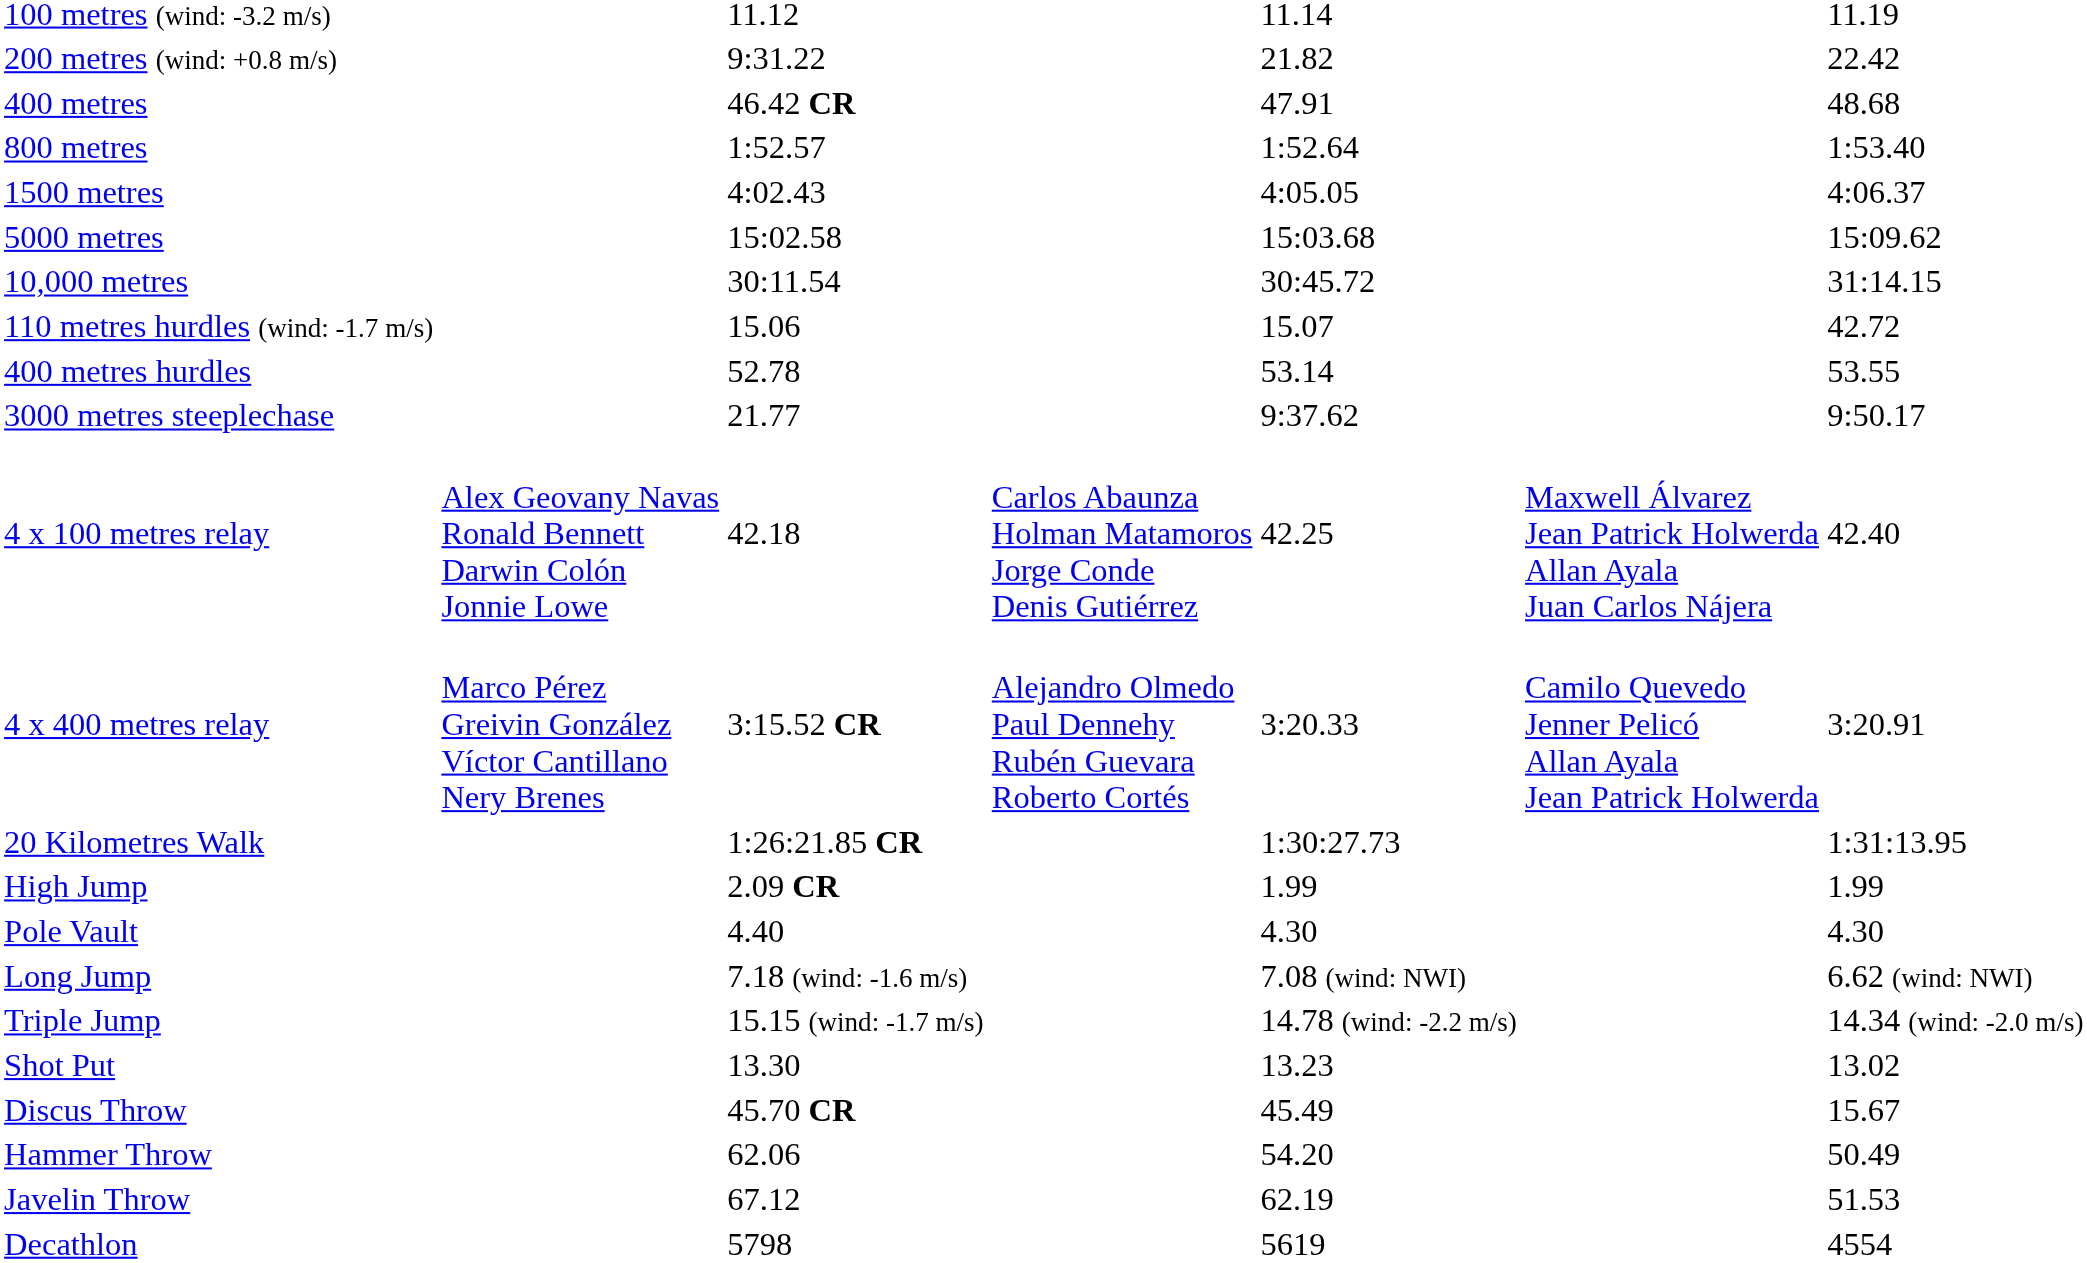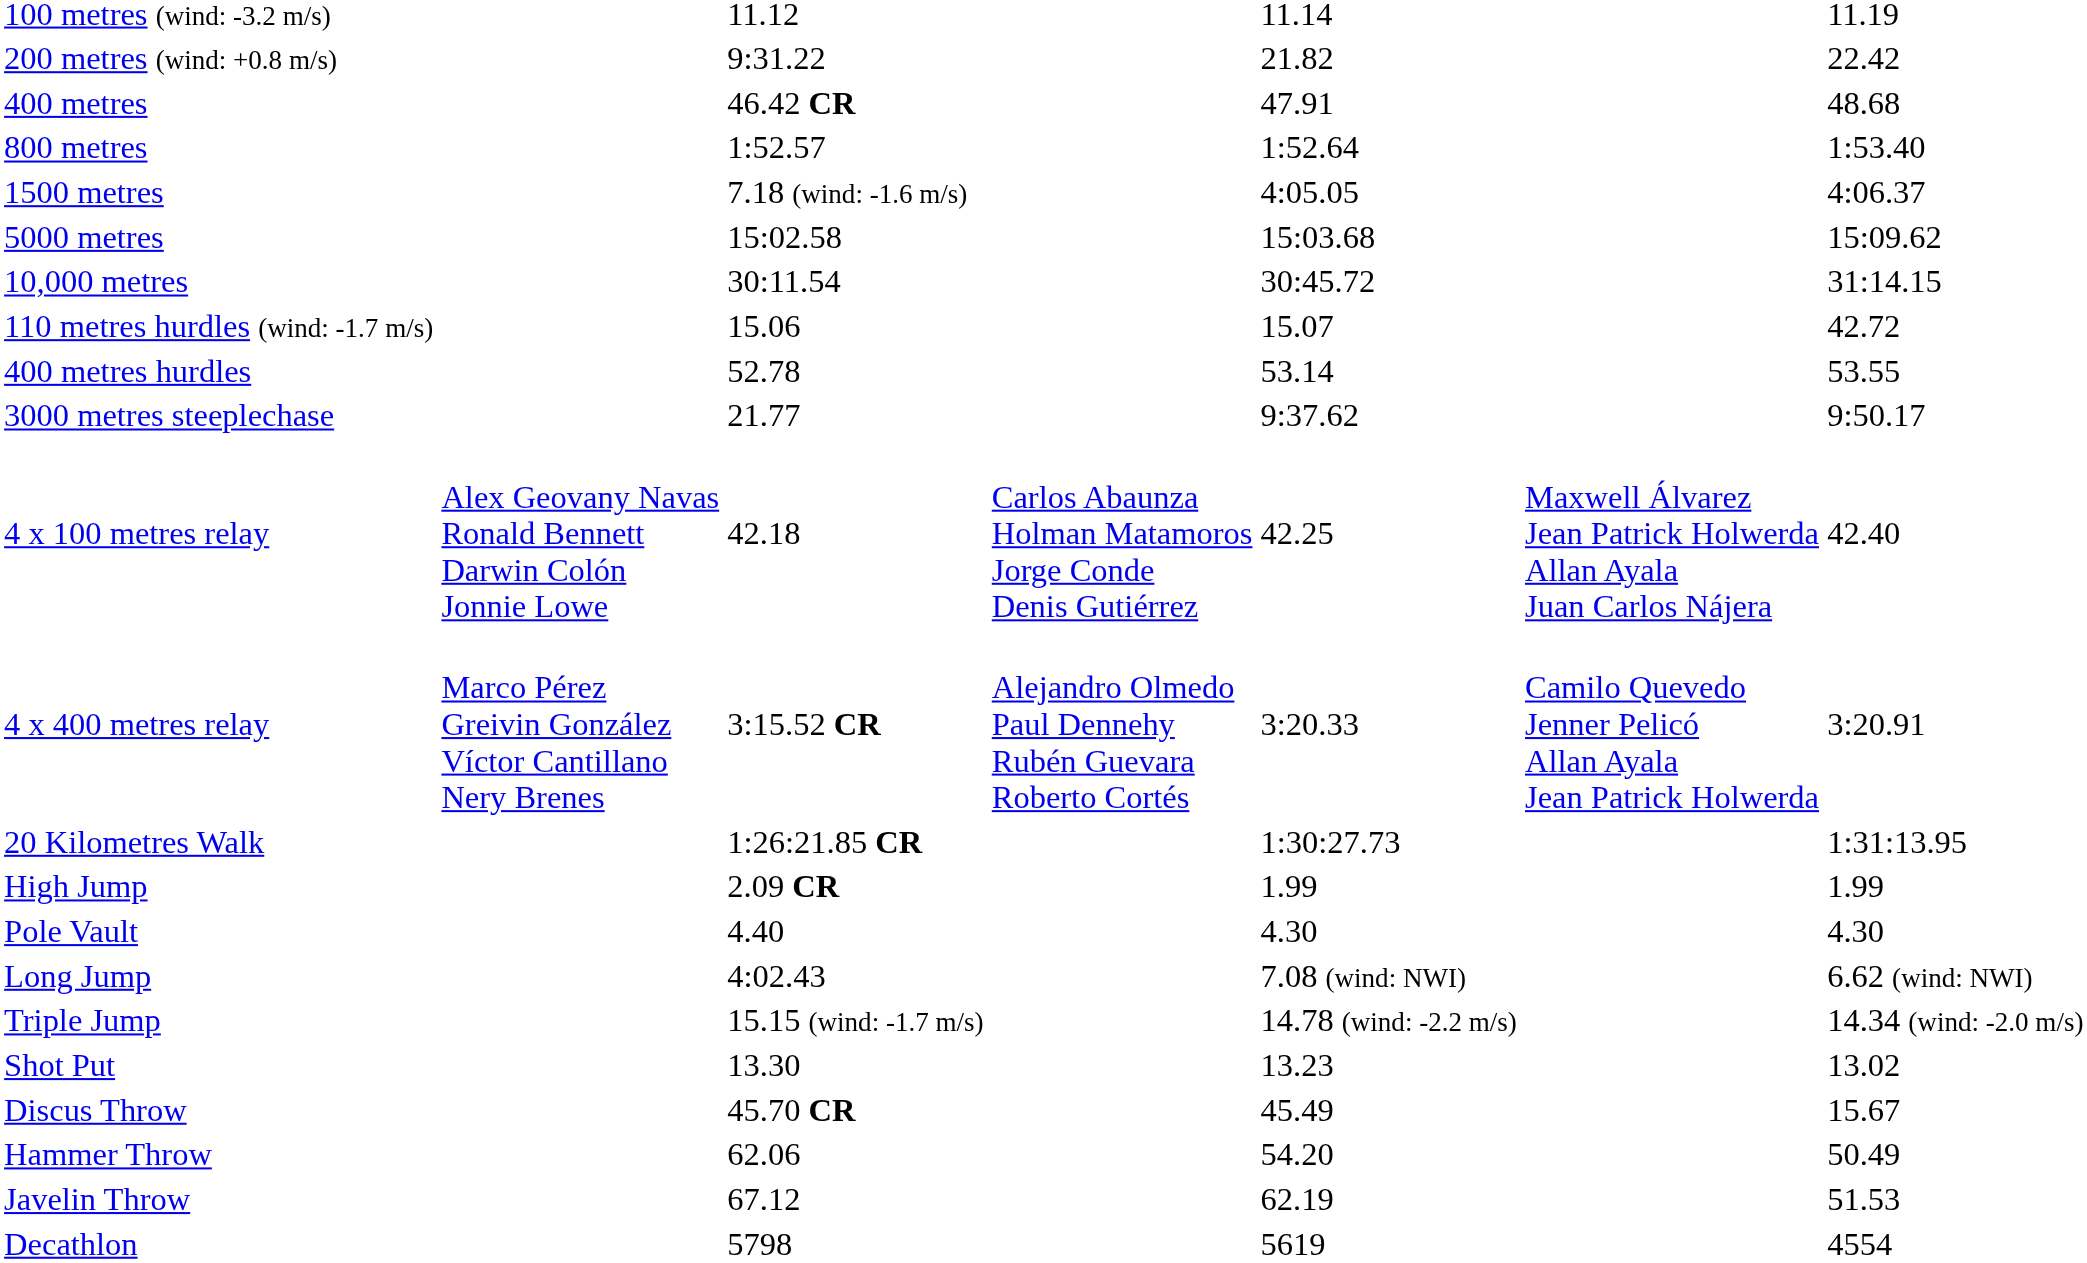(776, 192) 4:02.43 -> (847, 192) 7.18 (wind: -1.6 m/s)
(847, 976) 7.18 (wind: -1.6 m/s) -> (776, 976) 4:02.43
